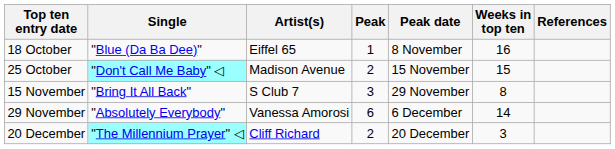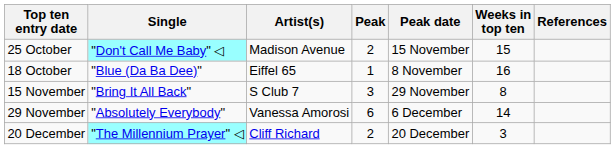rows swapped: (39, 49) <-> (39, 70)
